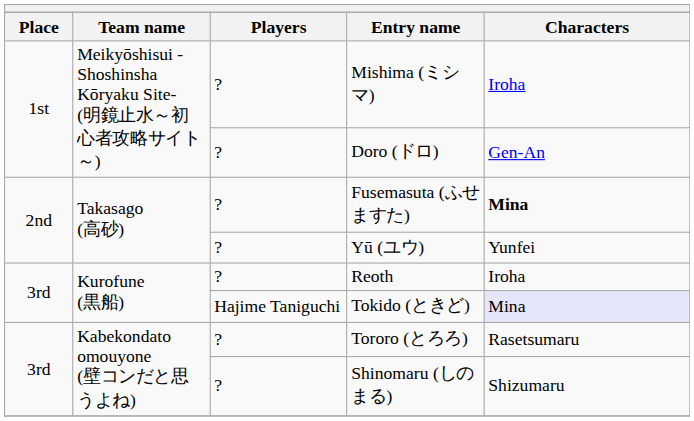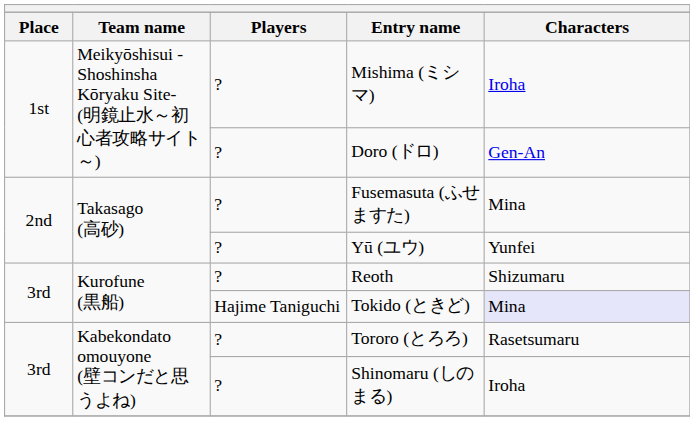(508, 204) bold -> (507, 204) normal
(507, 276) Iroha -> (526, 276) Shizumaru
(526, 386) Shizumaru -> (507, 386) Iroha
